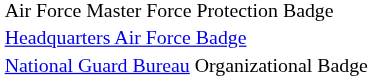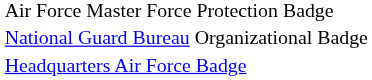rows swapped: (126, 38) <-> (186, 65)
